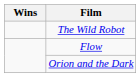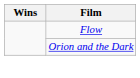- row: (91, 30)
